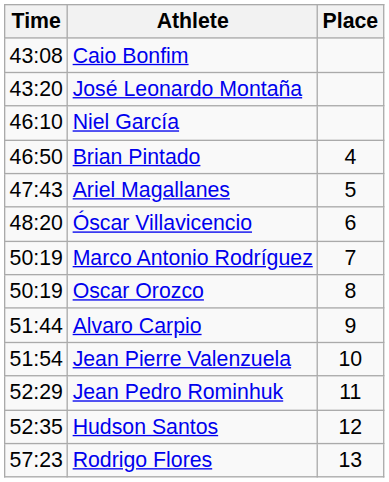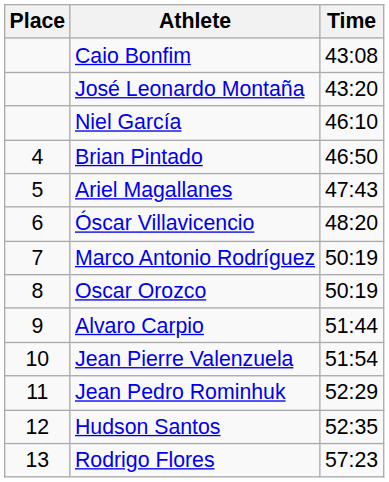columns swapped: (350, 21) <-> (36, 21)
